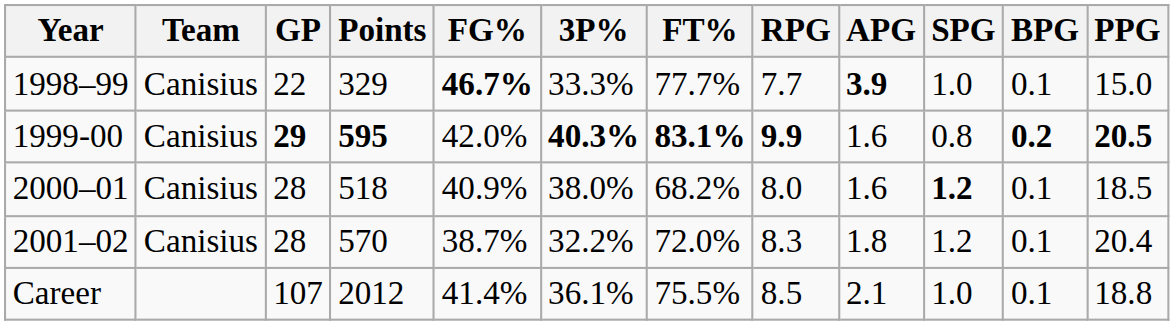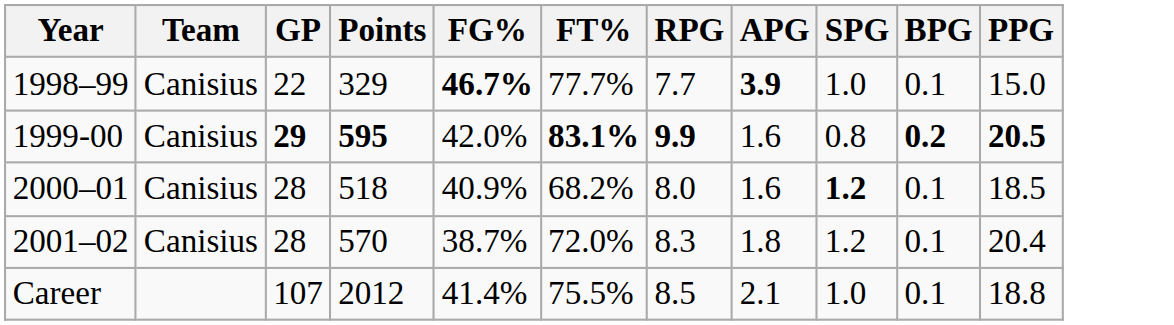- column: (594, 30)
